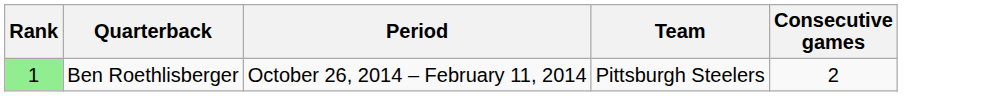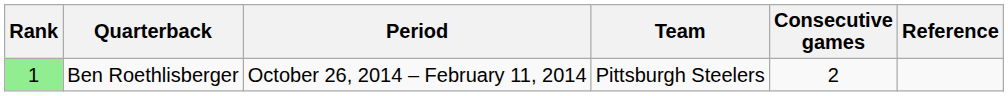+ column: (950, 31)
